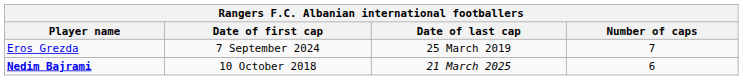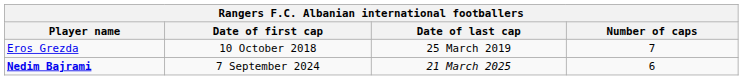(268, 48) 7 September 2024 -> (268, 48) 10 October 2018
(268, 66) 10 October 2018 -> (268, 66) 7 September 2024
